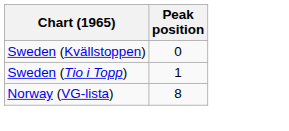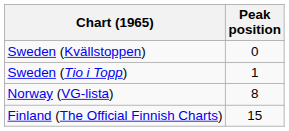+ row: (115, 115)
